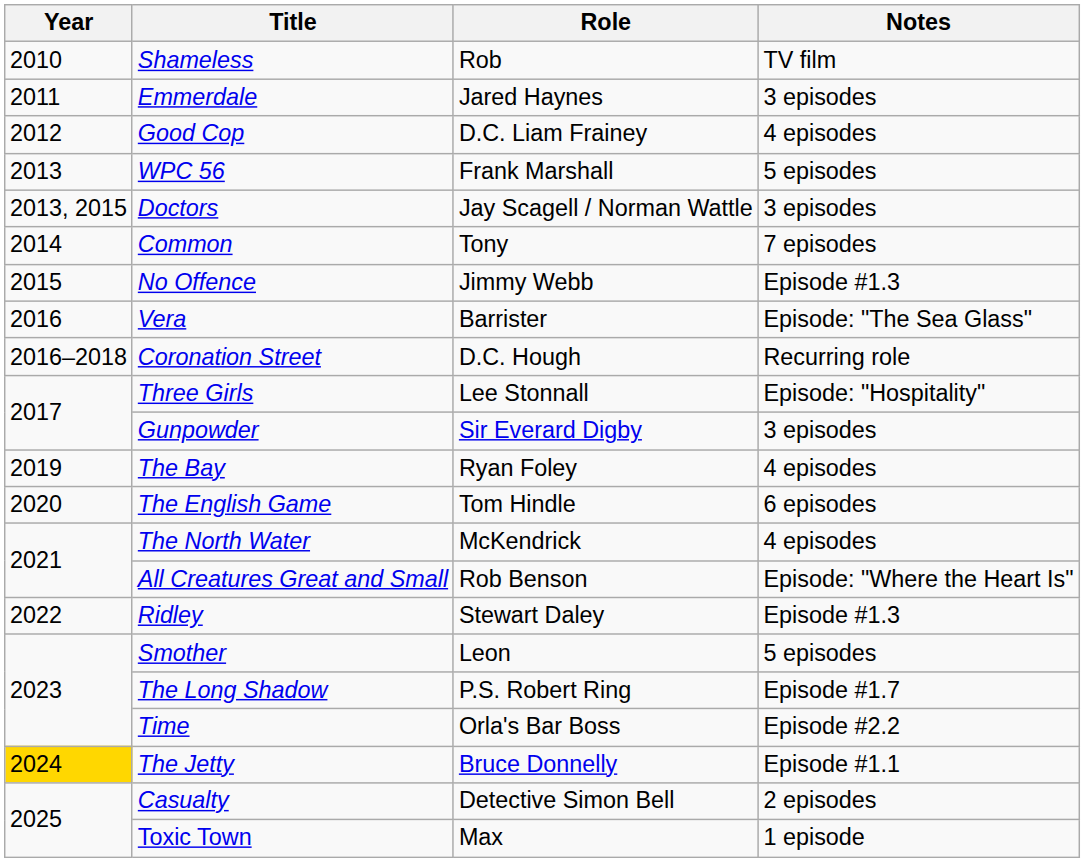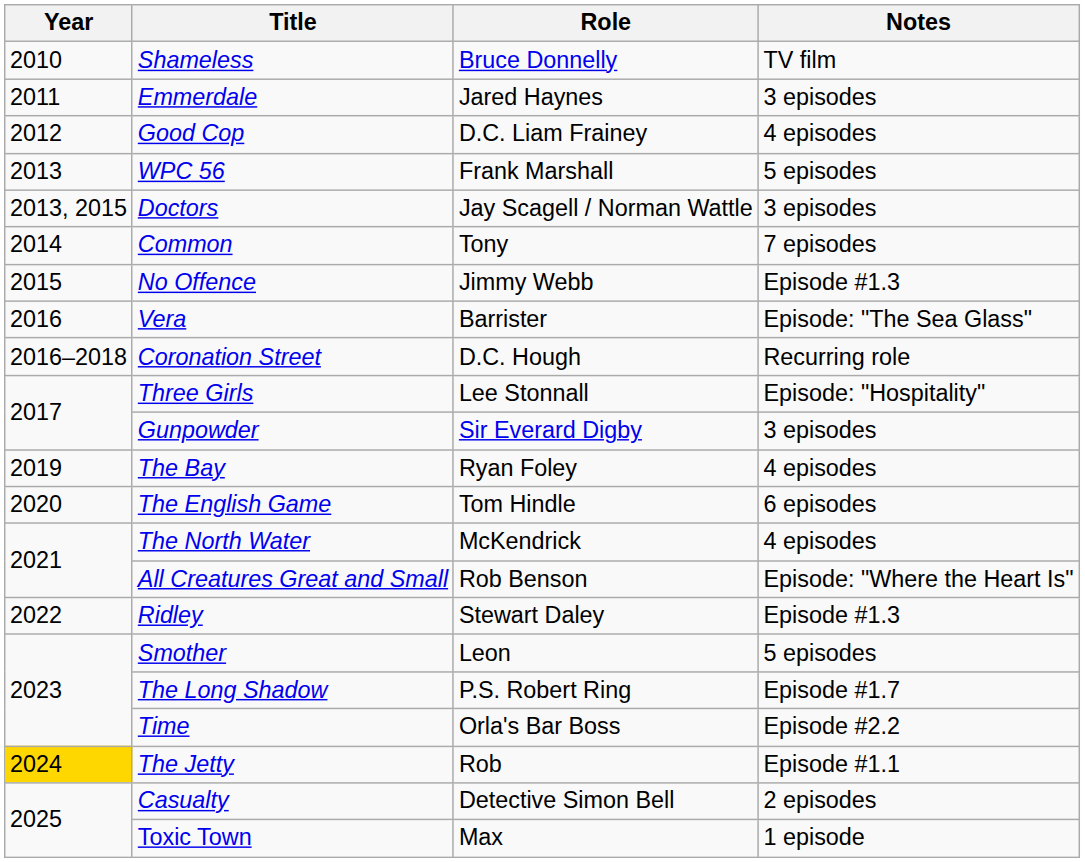(480, 60) Rob -> (538, 60) Bruce Donnelly
(538, 763) Bruce Donnelly -> (480, 763) Rob
